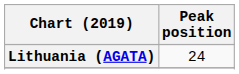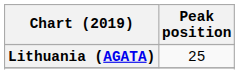(197, 56) 24 -> (197, 56) 25
